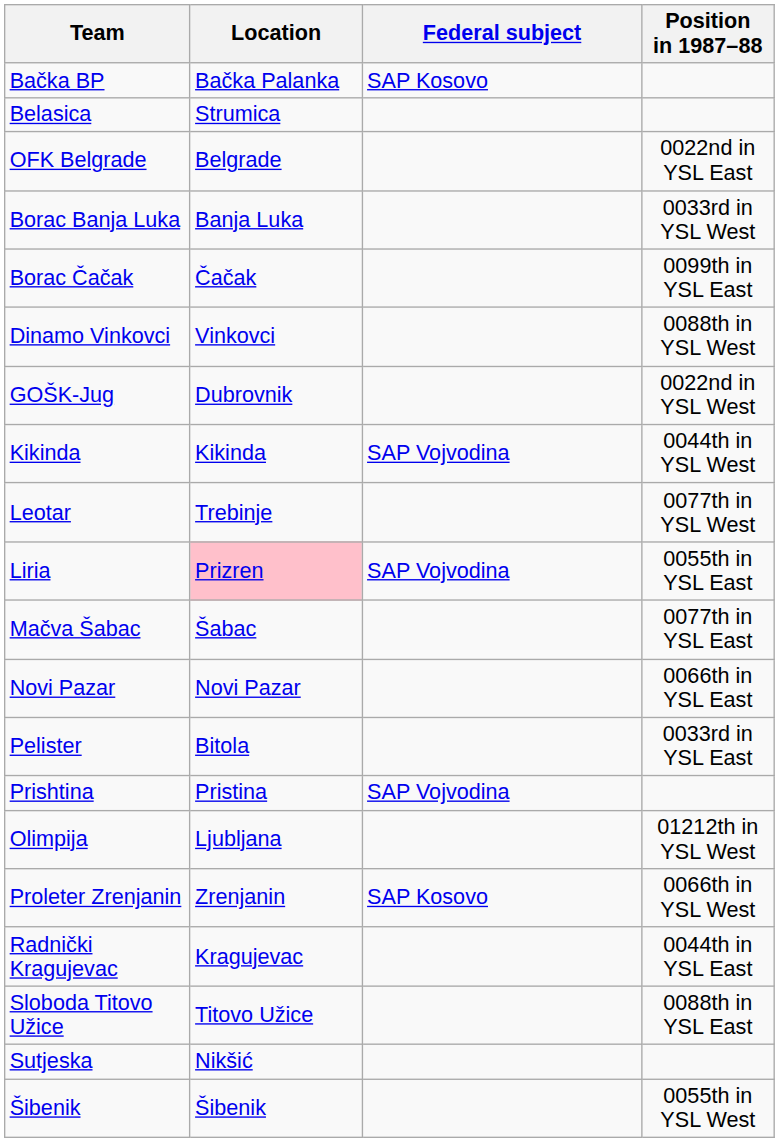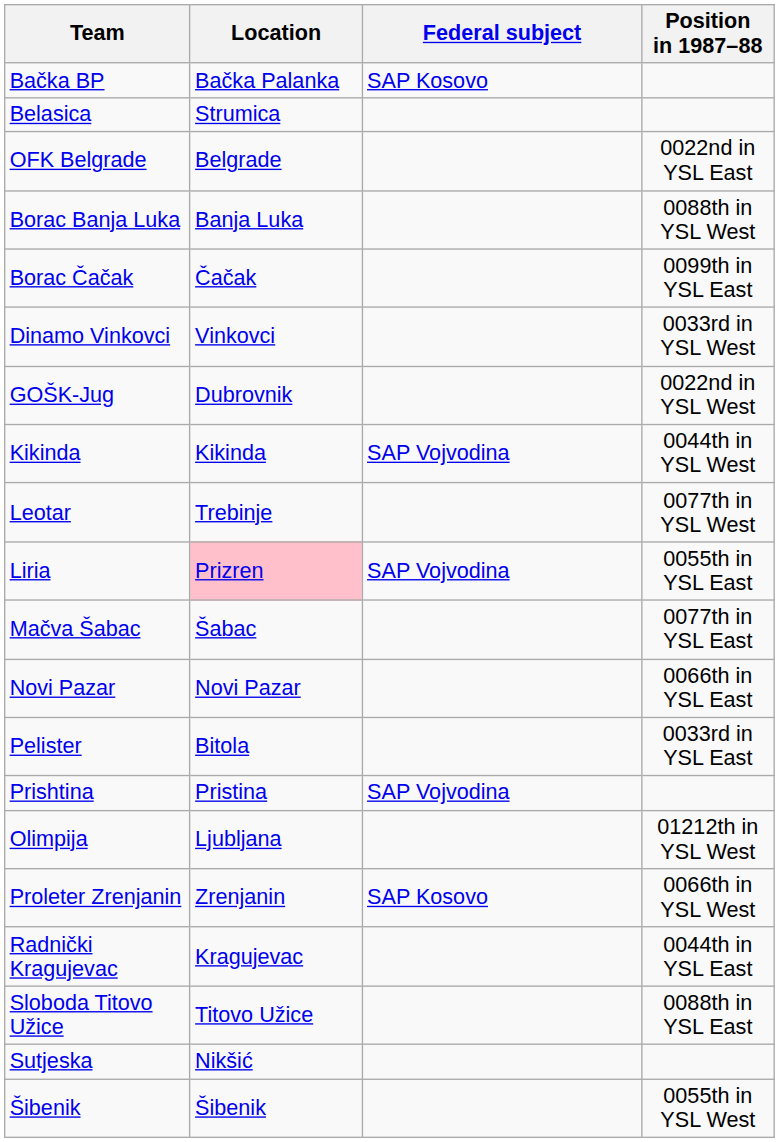(708, 219) 0033rd in YSL West -> (708, 219) 0088th in YSL West
(708, 336) 0088th in YSL West -> (708, 336) 0033rd in YSL West
